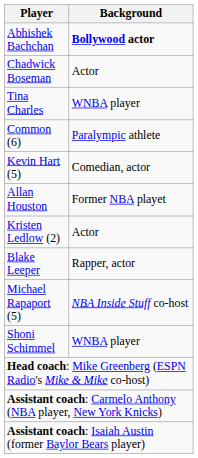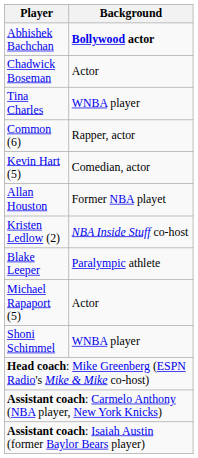(116, 135) Paralympic athlete -> (103, 135) Rapper, actor
(85, 231) Actor -> (130, 231) NBA Inside Stuff co-host
(103, 264) Rapper, actor -> (116, 264) Paralympic athlete
(130, 302) NBA Inside Stuff co-host -> (85, 302) Actor
